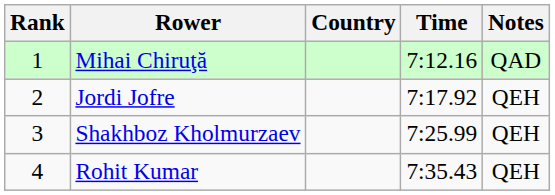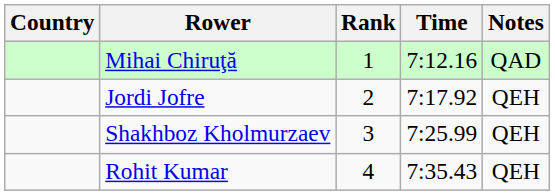columns swapped: (37, 23) <-> (353, 23)
